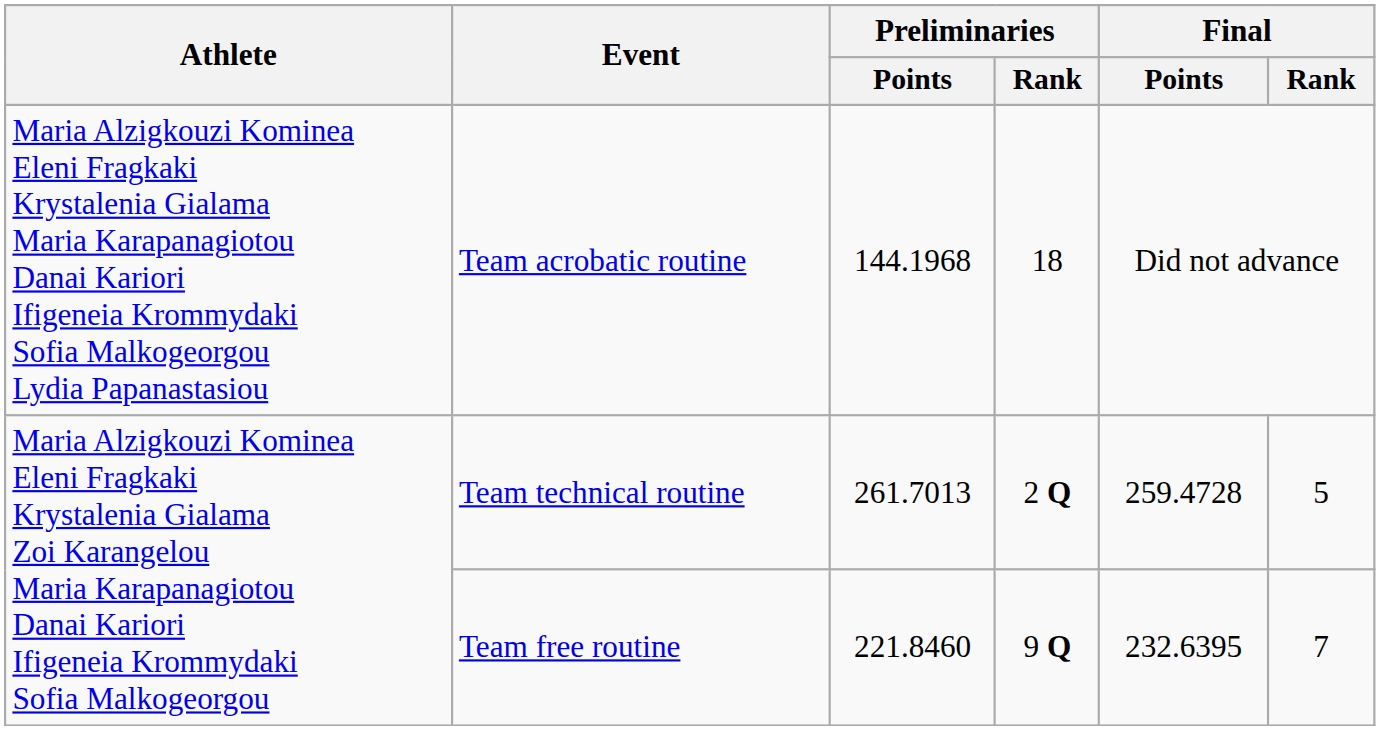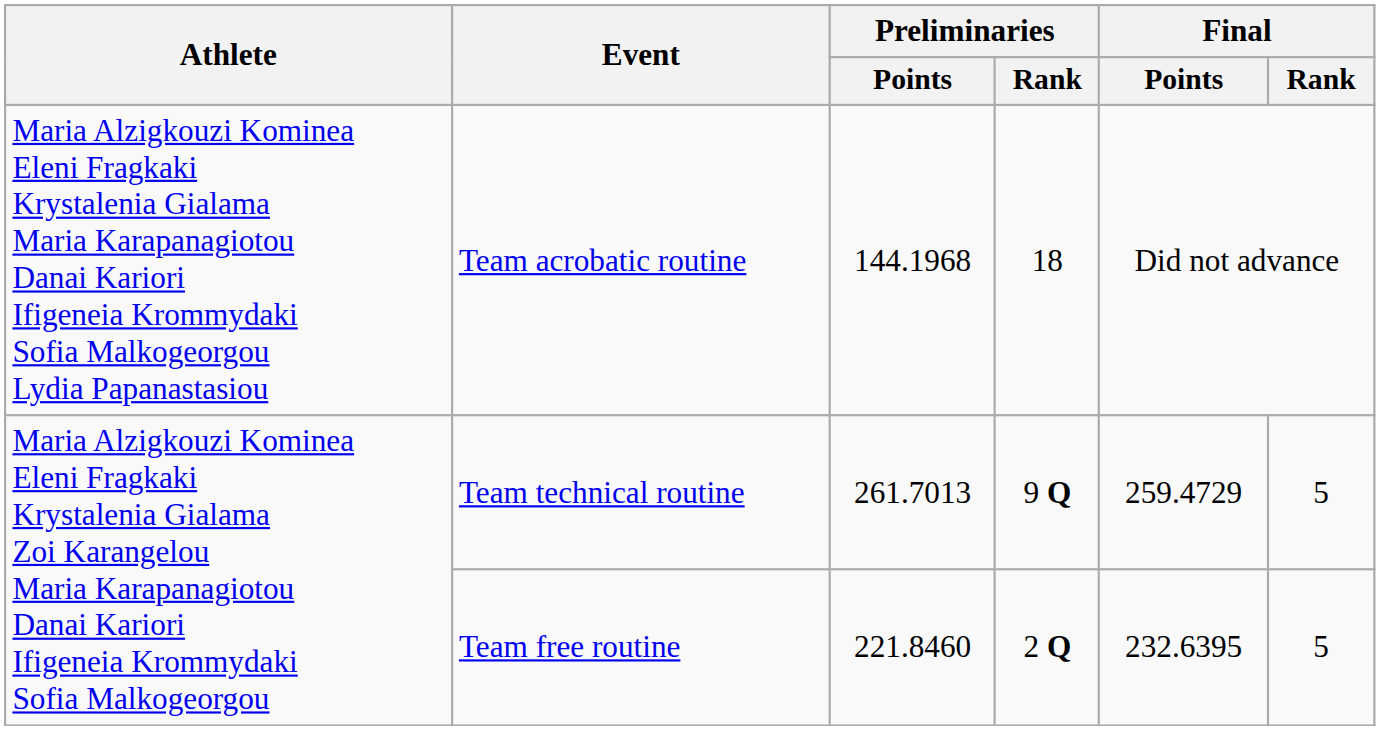(1047, 492) 2 Q -> (1047, 492) 9 Q
(1184, 492) 259.4728 -> (1184, 492) 259.4729
(1047, 647) 9 Q -> (1047, 647) 2 Q
(1321, 647) 7 -> (1321, 647) 5
